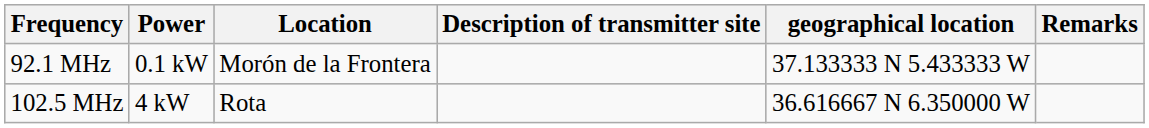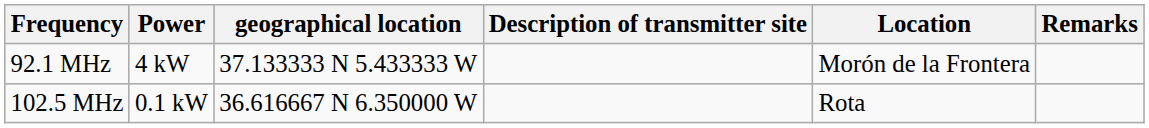columns swapped: (325, 24) <-> (901, 24)
(171, 63) 0.1 kW -> (162, 63) 4 kW
(162, 102) 4 kW -> (171, 102) 0.1 kW
